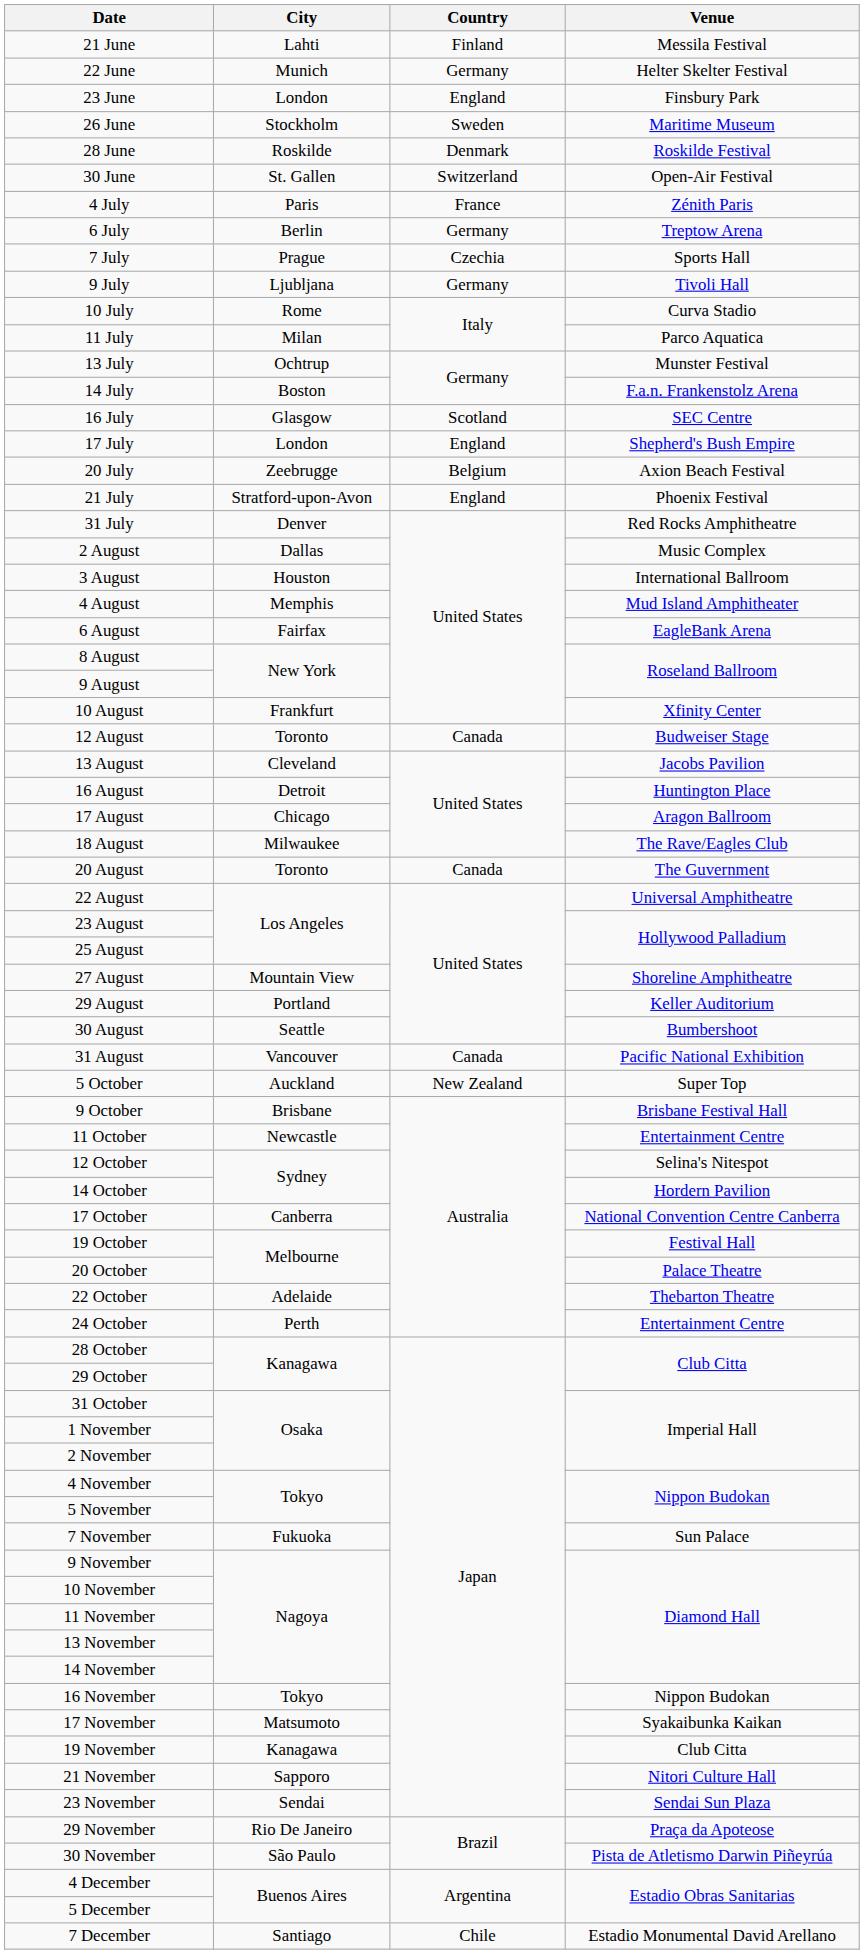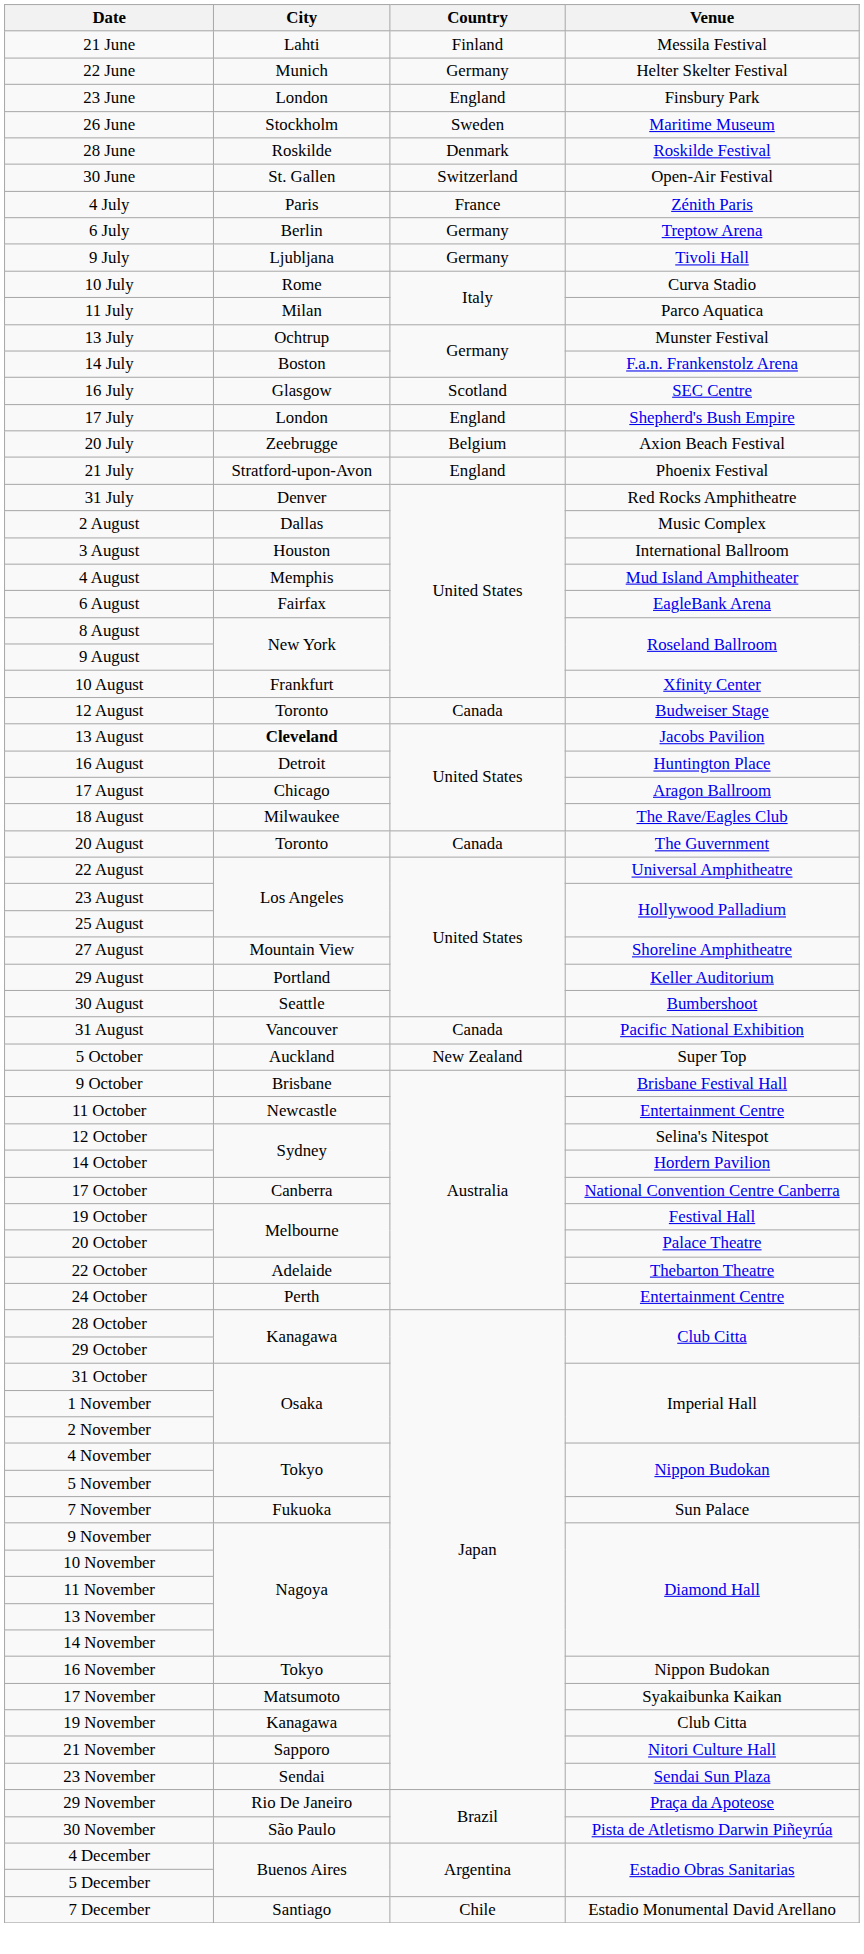- row: (109, 257)
(302, 763) normal -> (302, 737) bold
